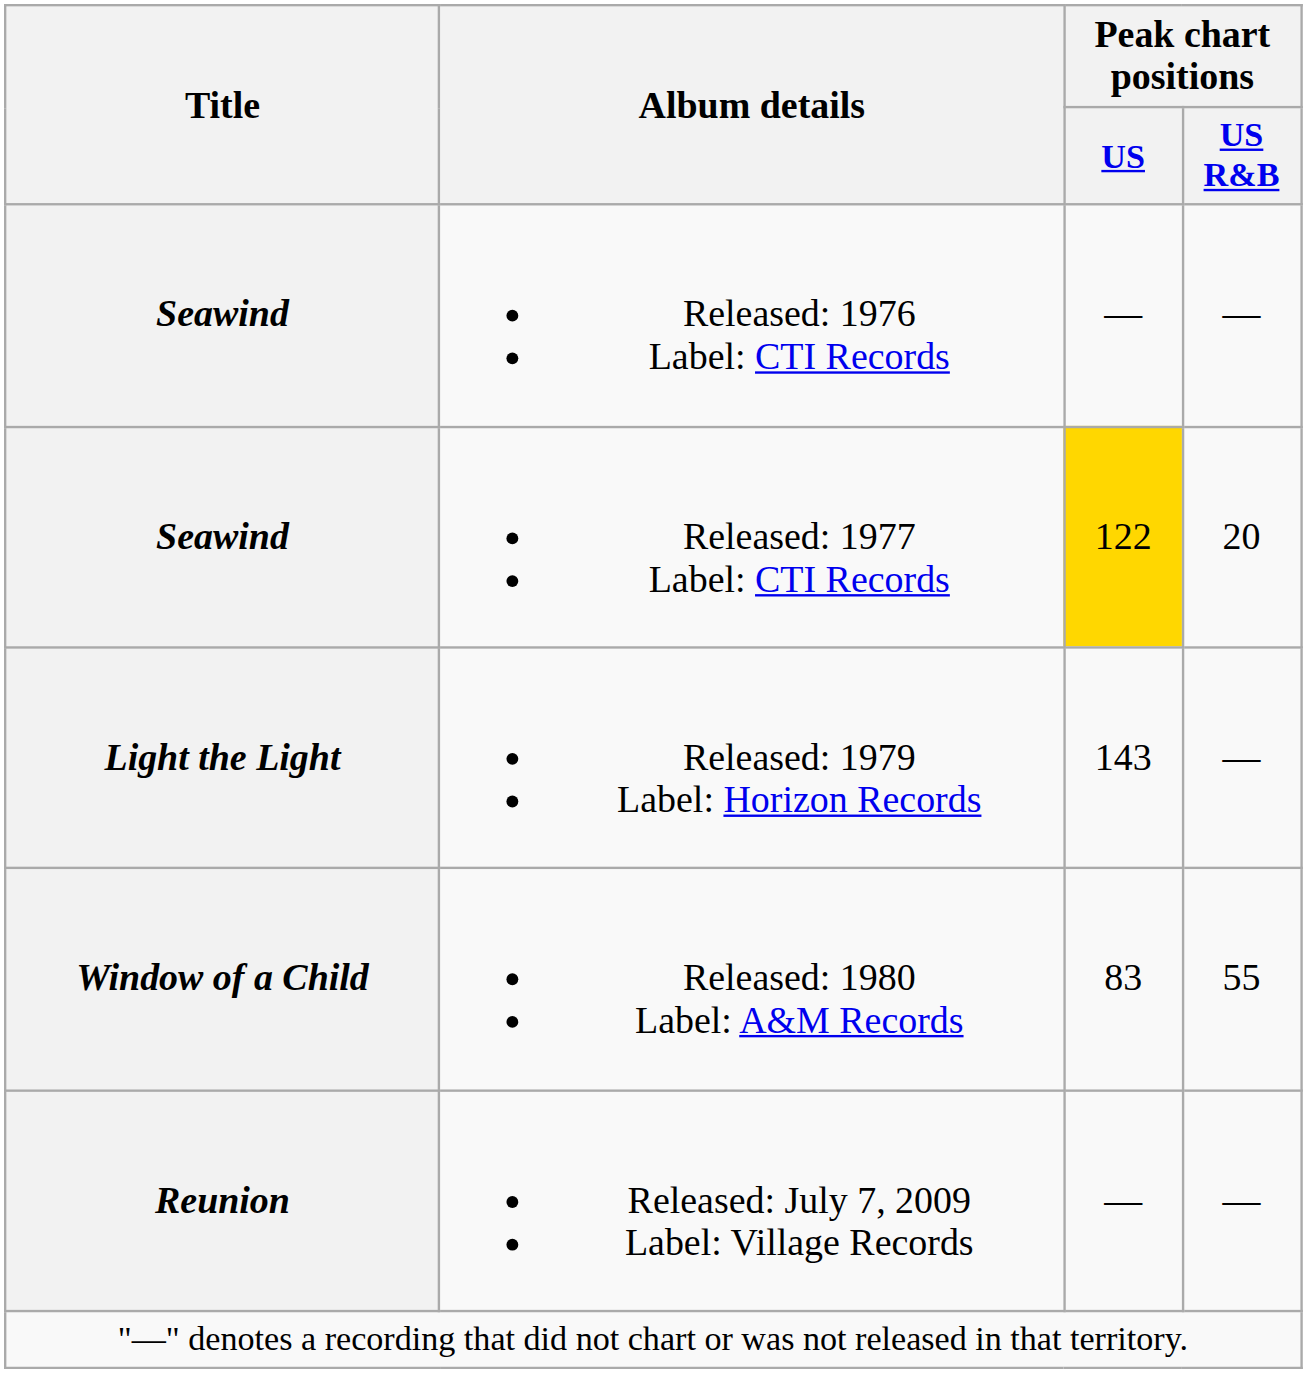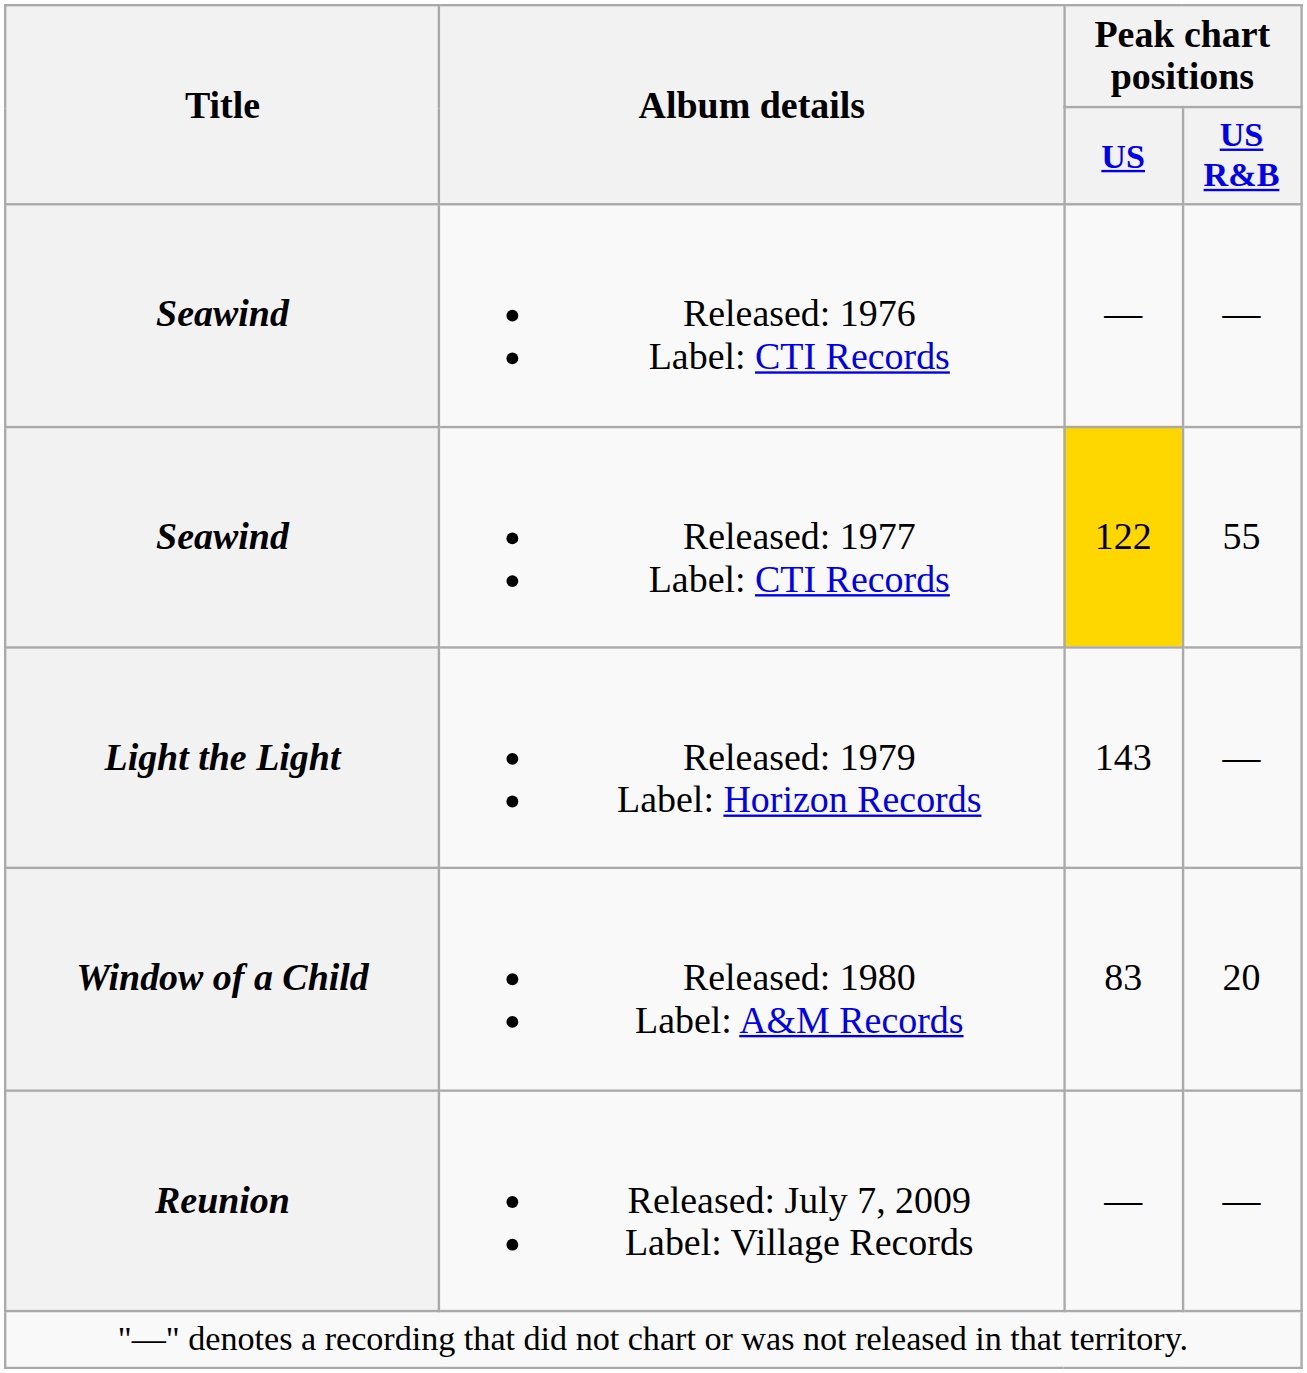(1242, 535) 20 -> (1242, 535) 55
(1242, 978) 55 -> (1242, 978) 20
